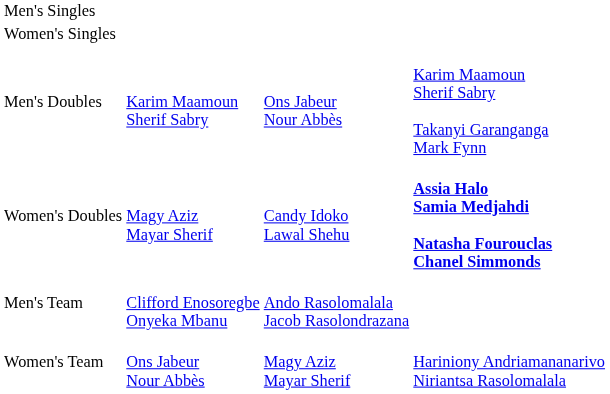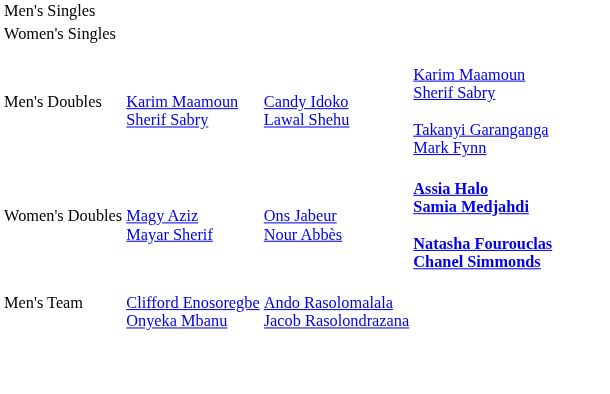(303, 111) Ons Jabeur Nour Abbès -> (307, 111) Candy Idoko Lawal Shehu
(307, 225) Candy Idoko Lawal Shehu -> (303, 225) Ons Jabeur Nour Abbès
- row: (54, 362)
